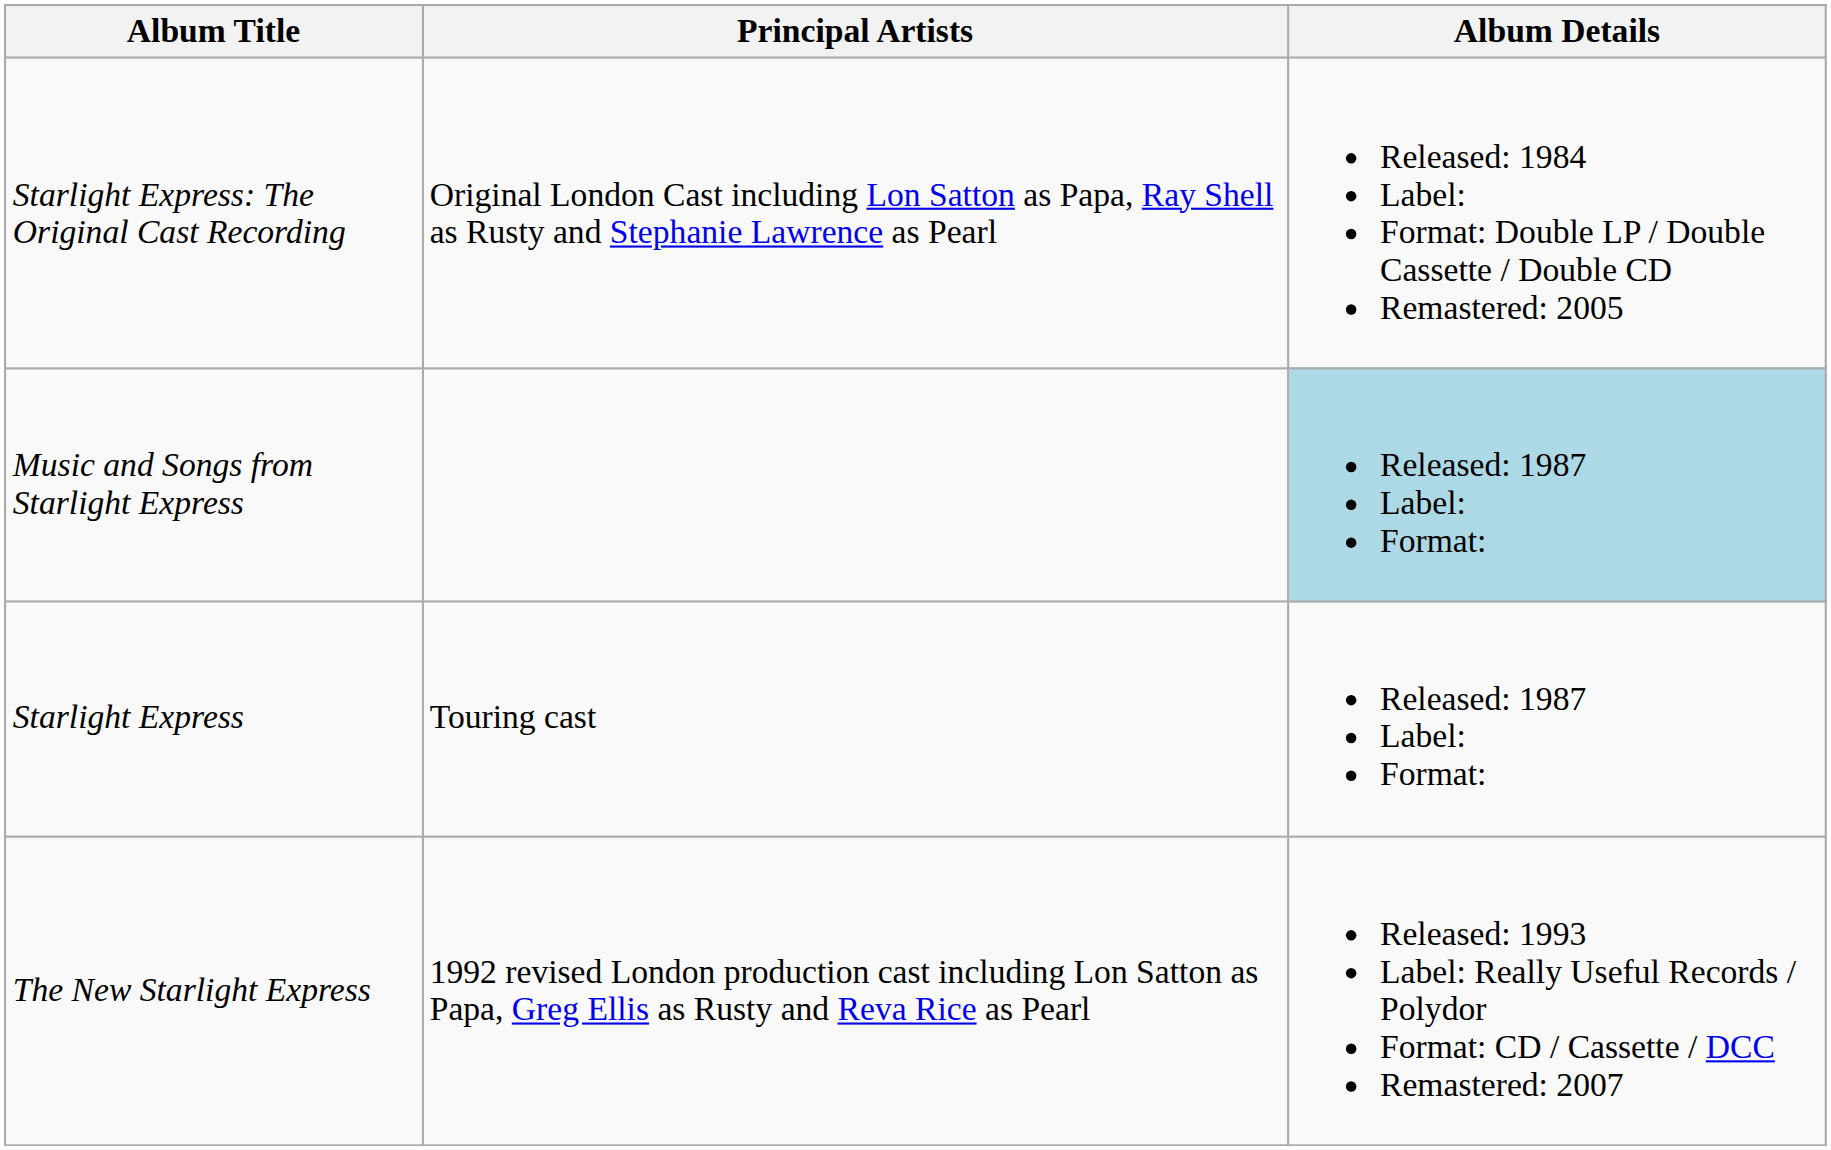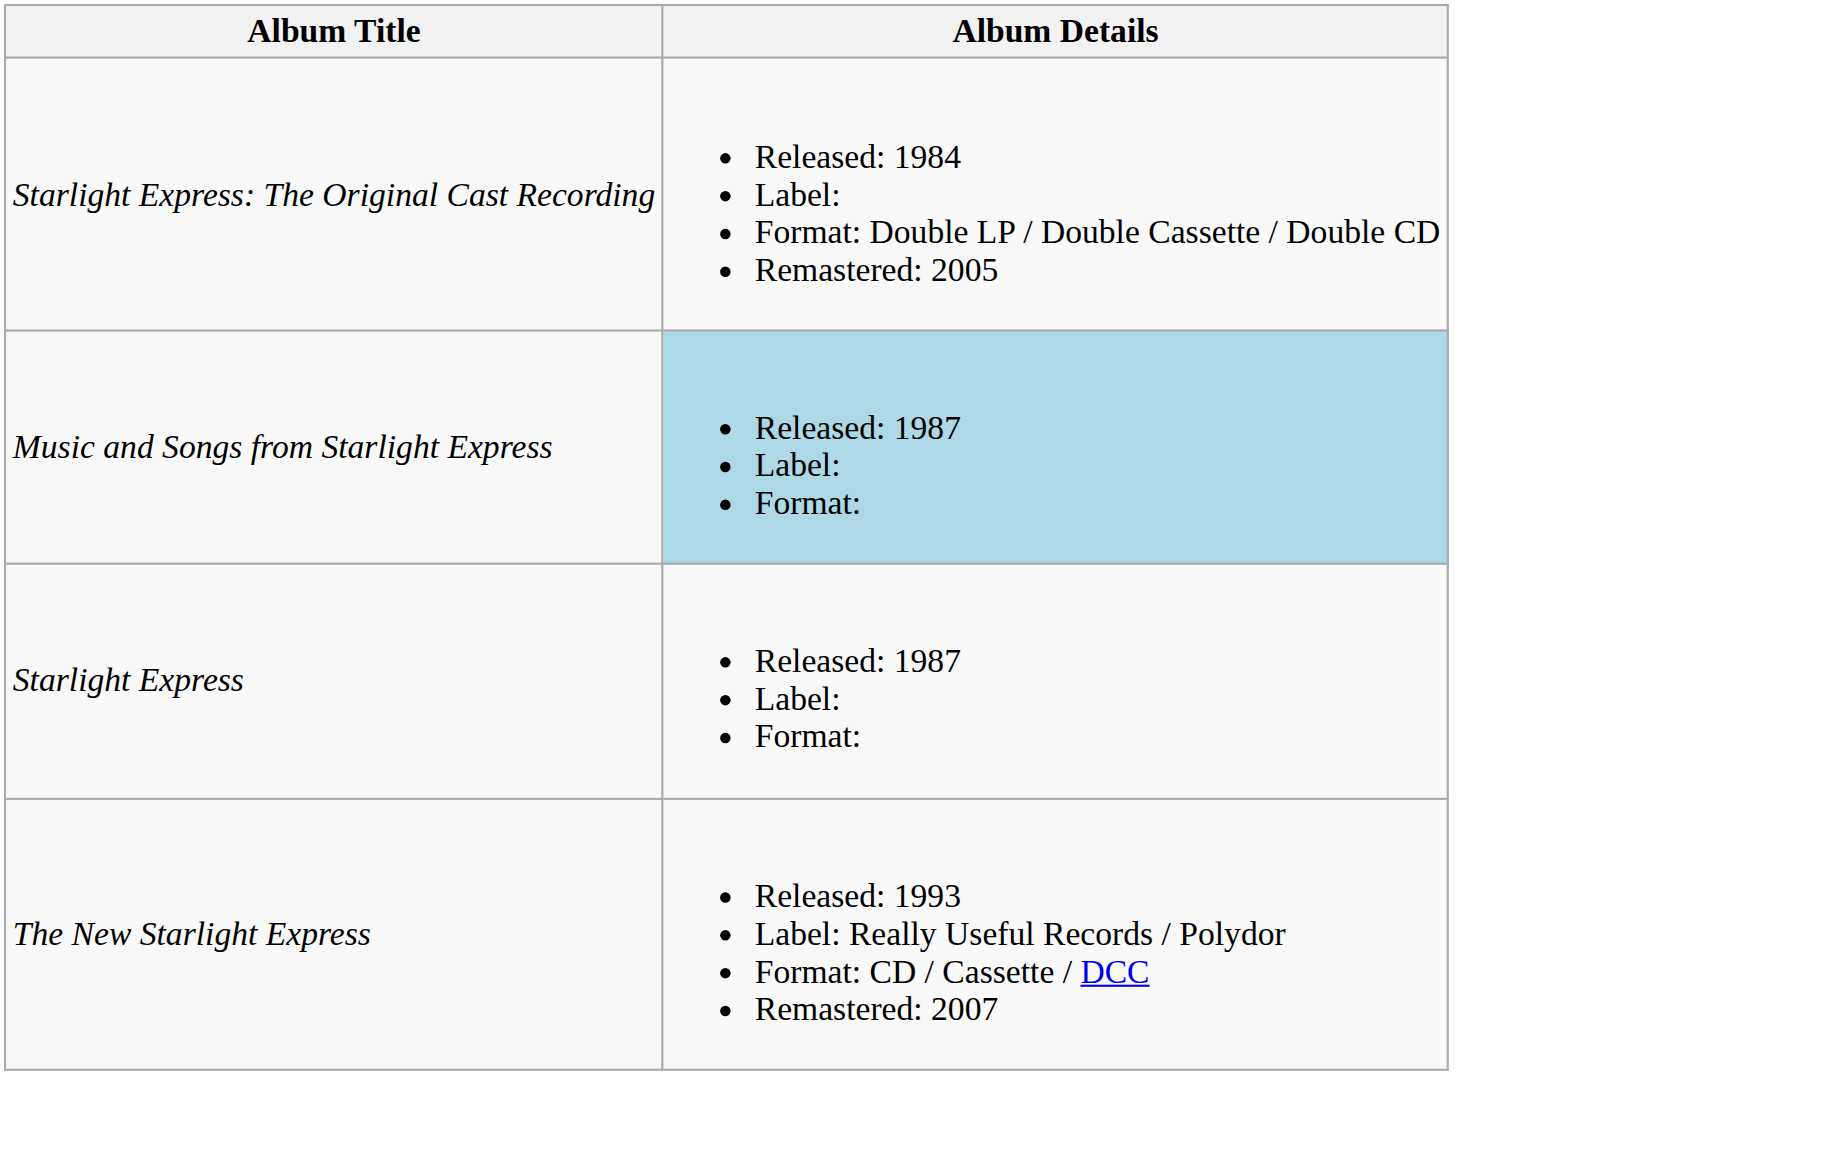- column: (855, 31)
